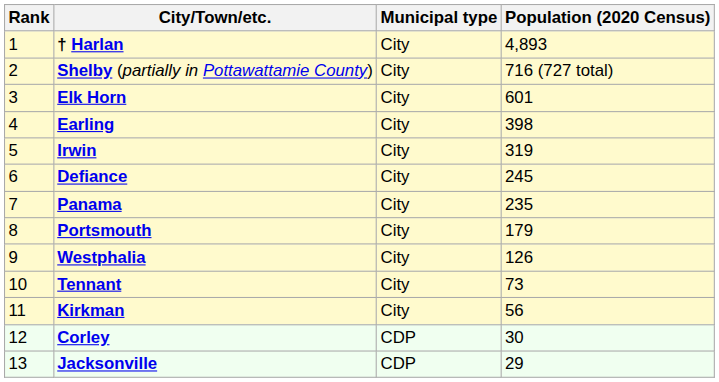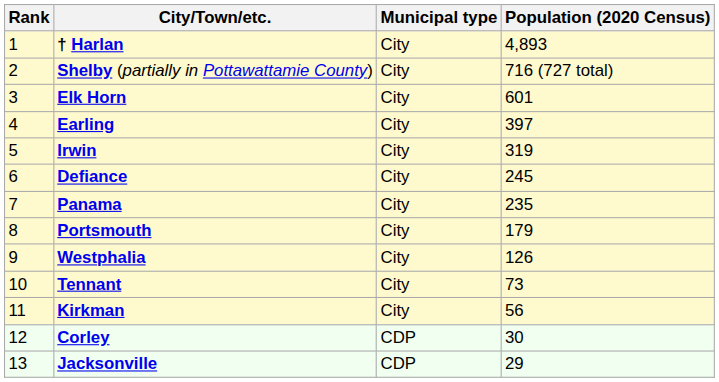(519, 124) 398 -> (519, 124) 397
